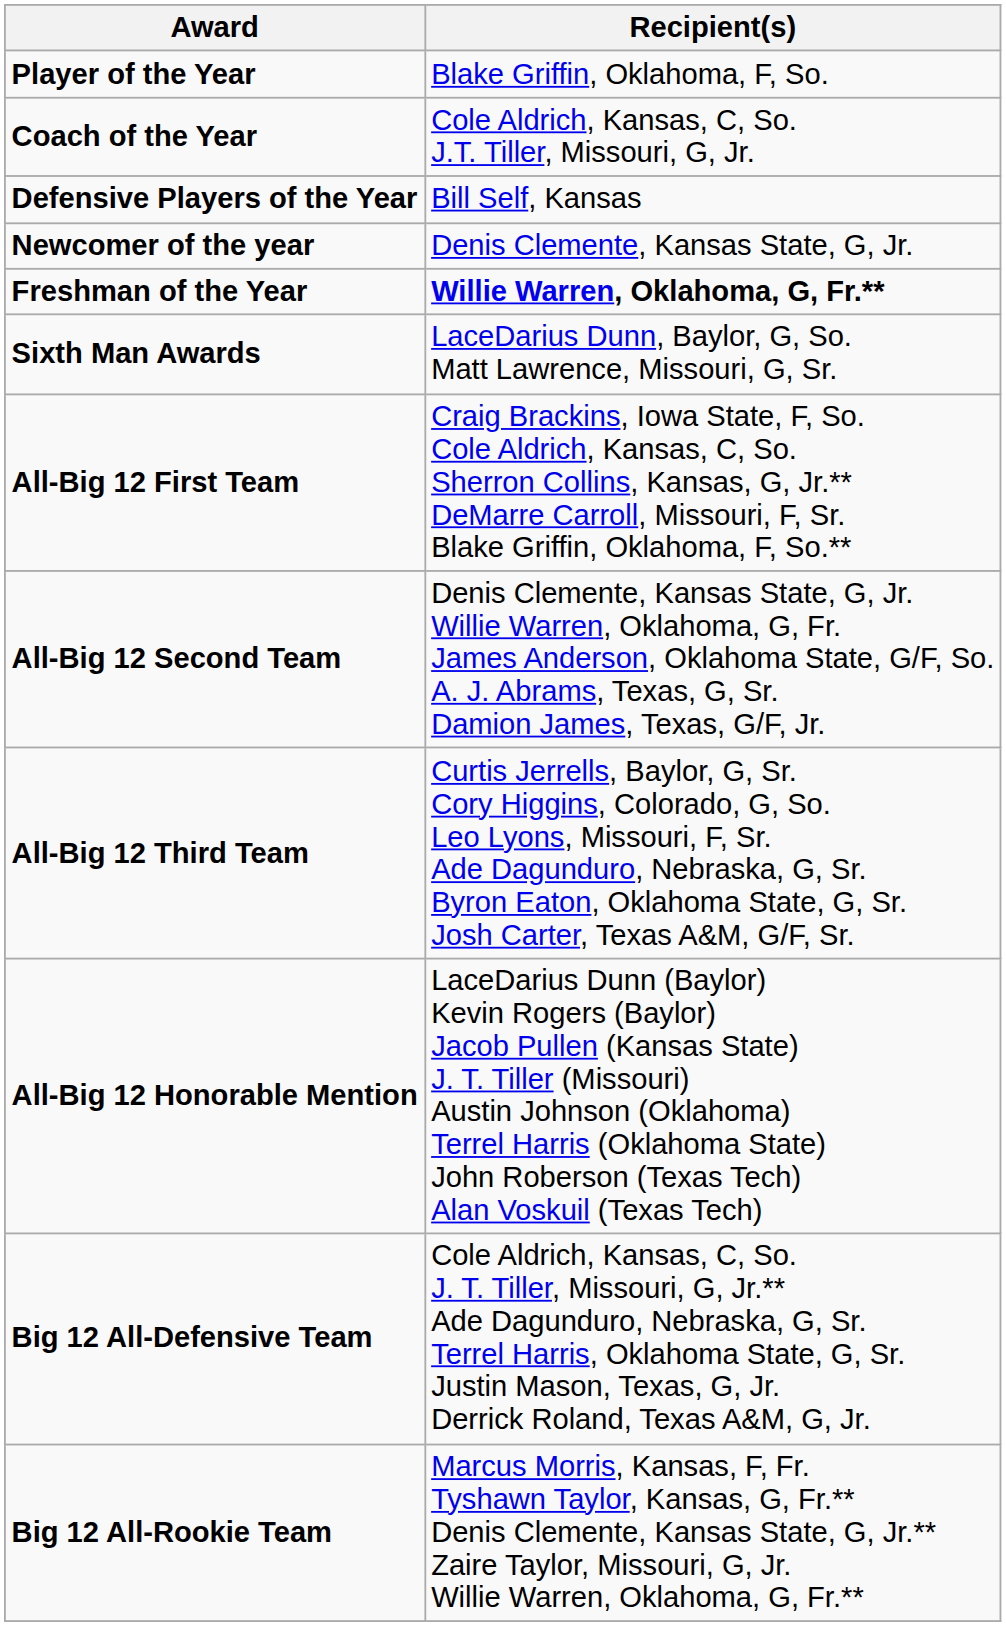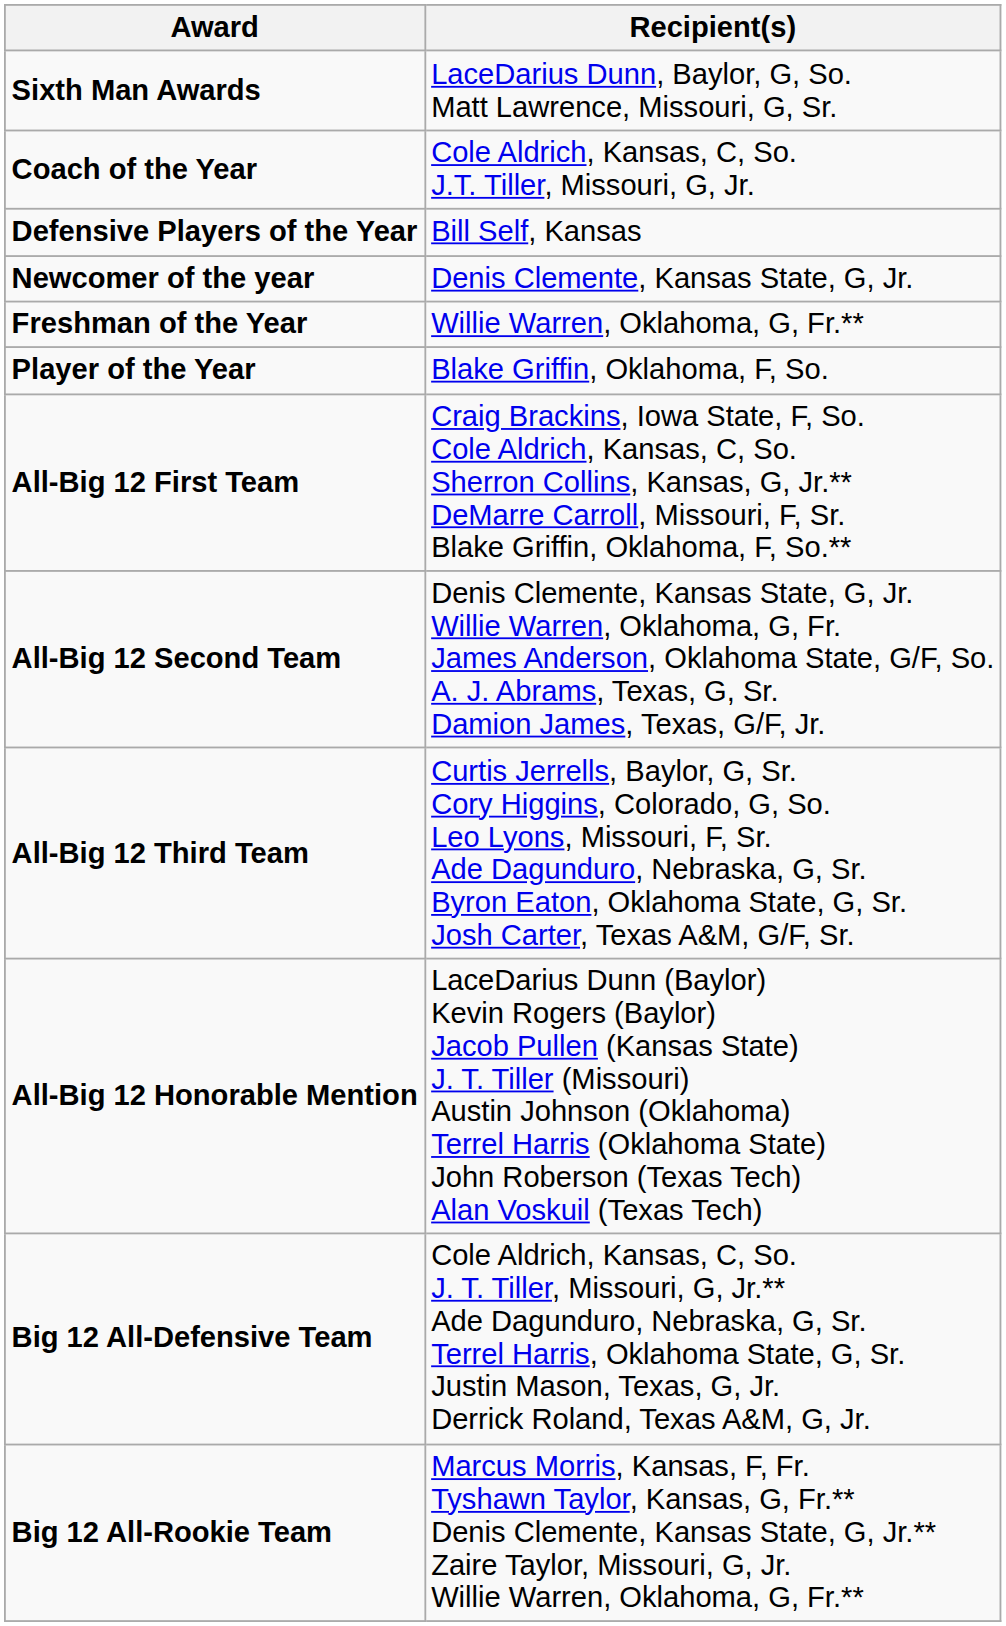rows swapped: (134, 73) <-> (136, 353)
(658, 291) bold -> (647, 324) normal
